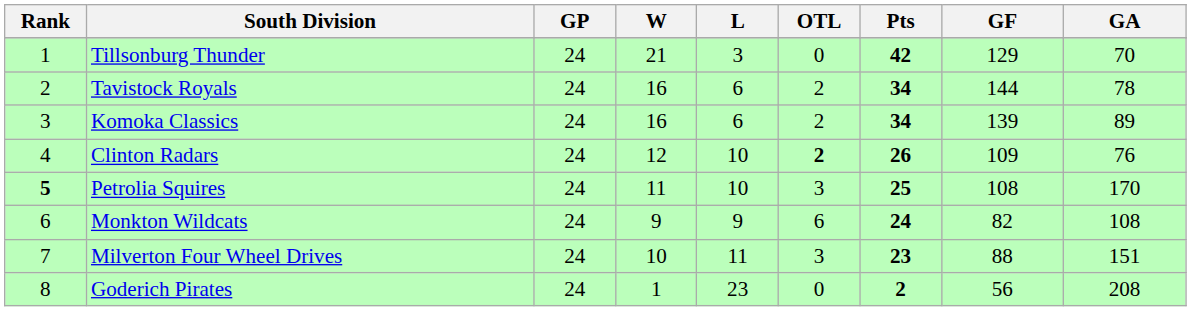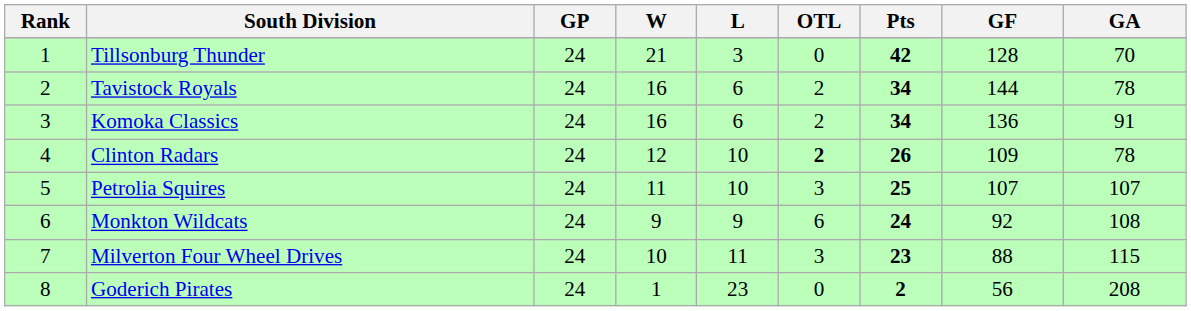(1002, 54) 129 -> (1002, 54) 128
(1002, 121) 139 -> (1002, 121) 136
(1125, 121) 89 -> (1125, 121) 91
(1125, 155) 76 -> (1125, 155) 78
(45, 188) bold -> (45, 188) normal
(1002, 188) 108 -> (1002, 188) 107
(1125, 188) 170 -> (1125, 188) 107
(1002, 222) 82 -> (1002, 222) 92
(1125, 255) 151 -> (1125, 255) 115
